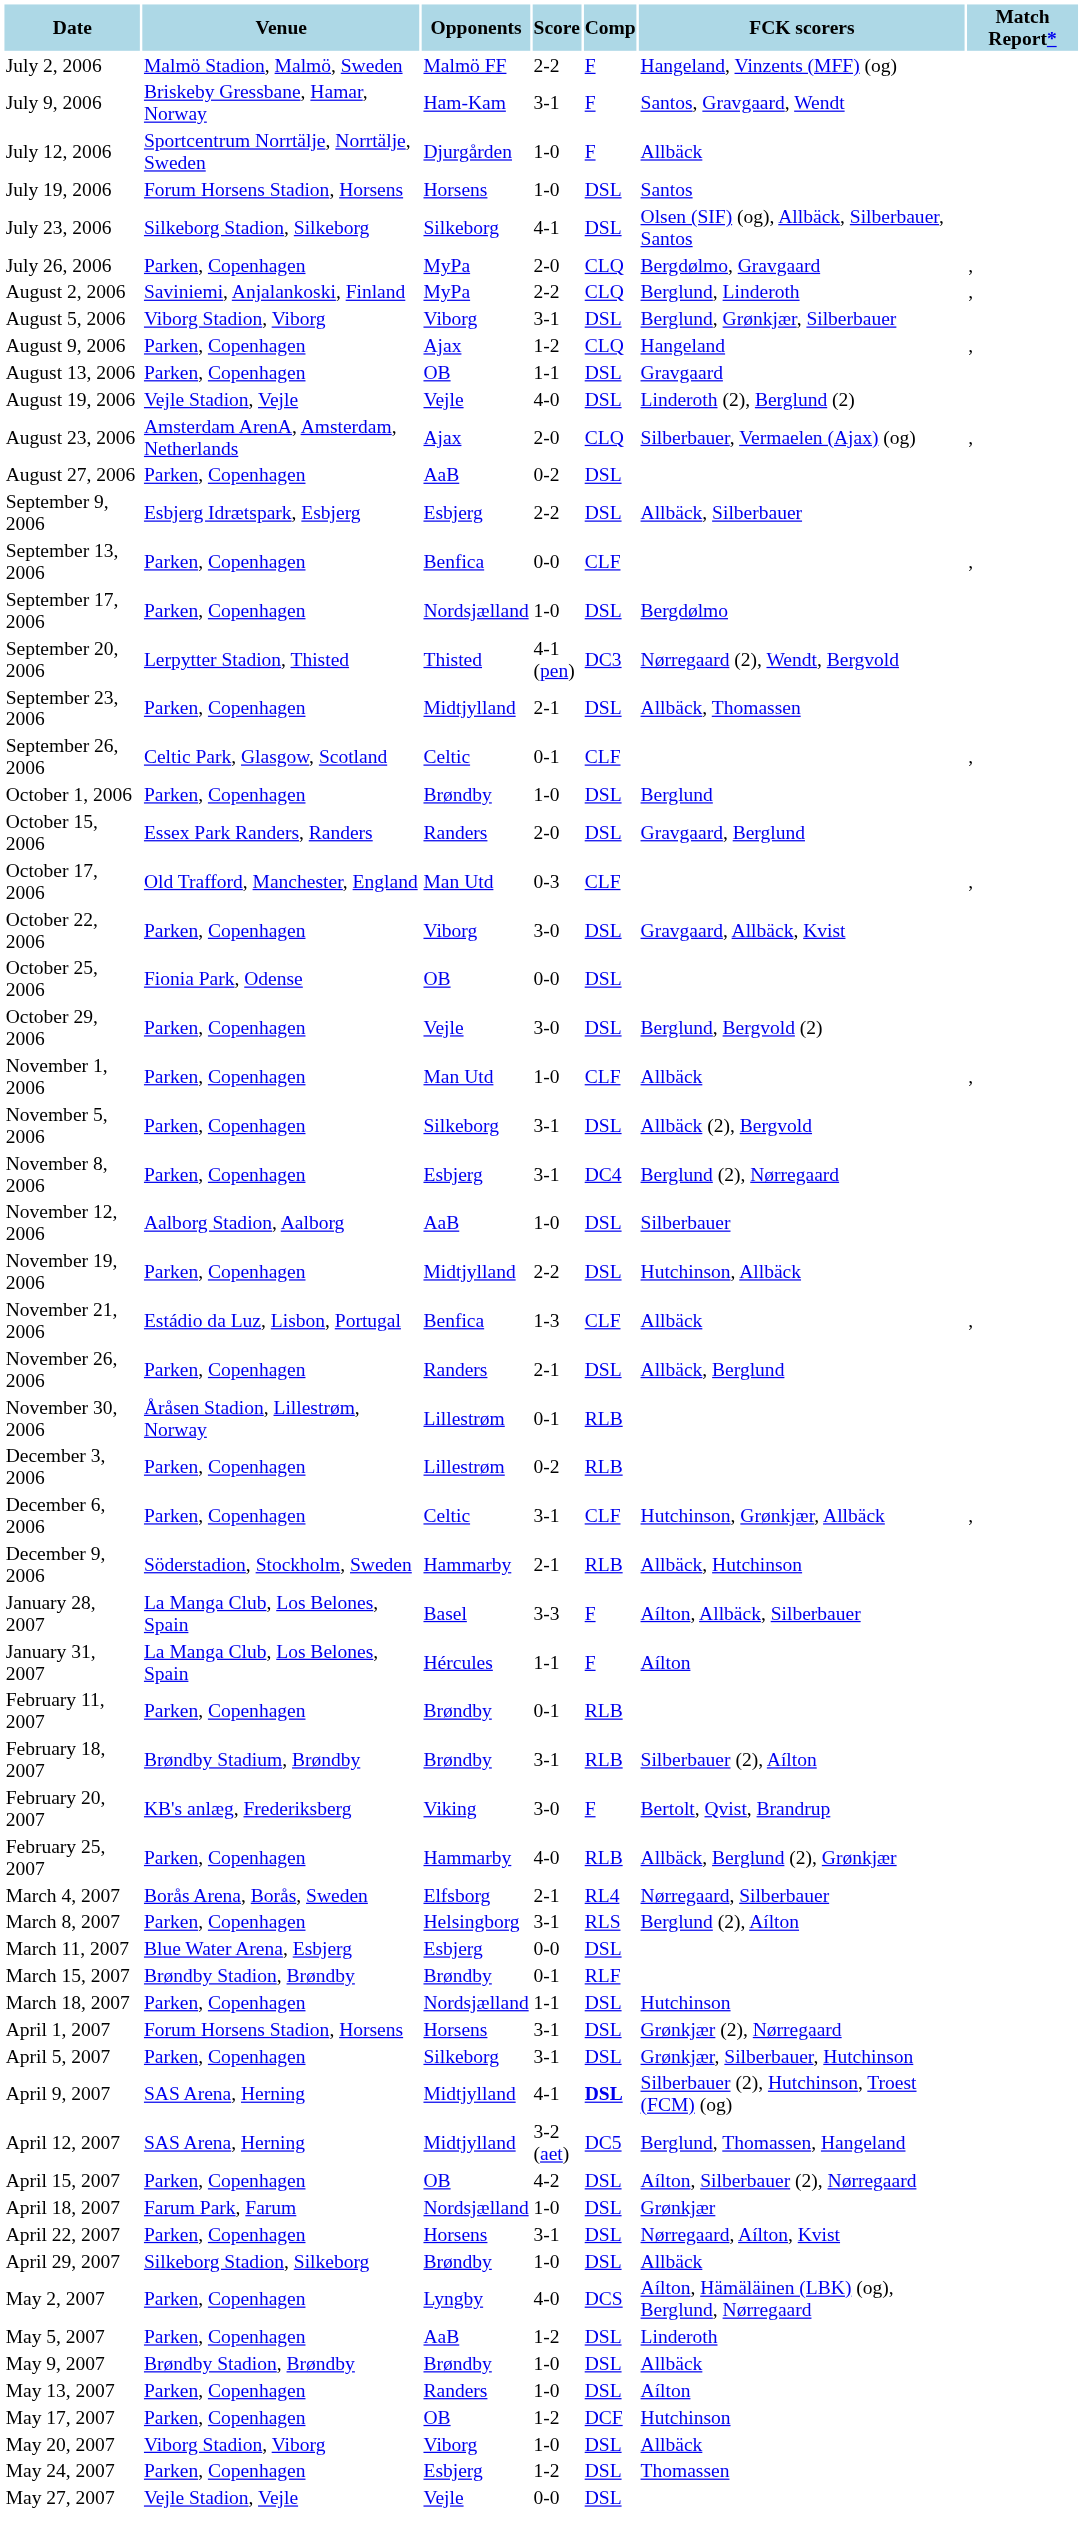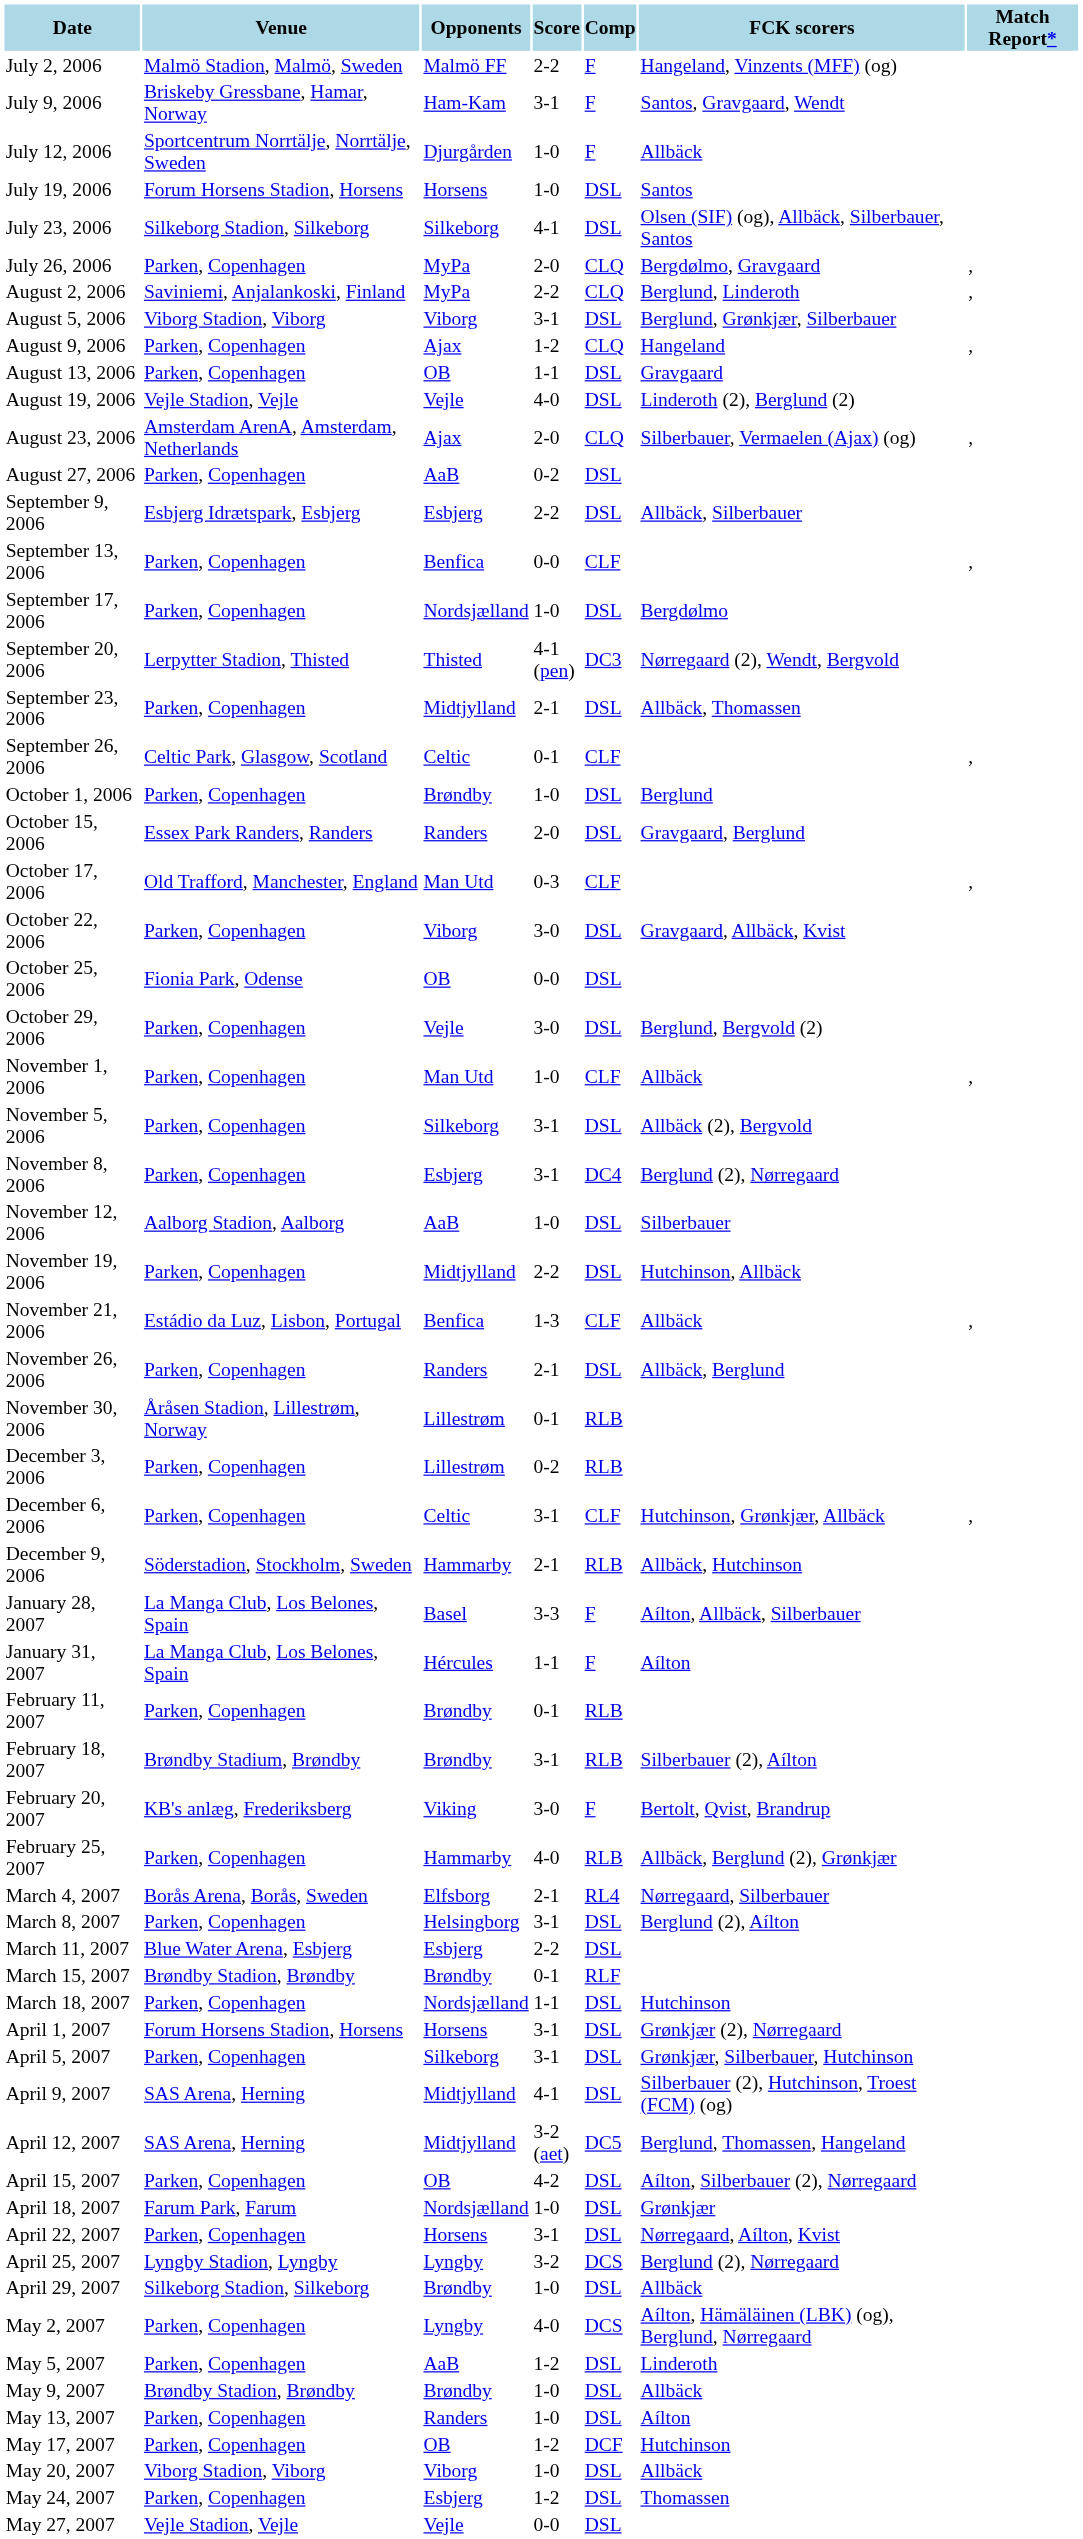(603, 1922) RLS -> (603, 1922) DSL
(547, 1949) 0-0 -> (547, 1949) 2-2
(604, 2094) bold -> (603, 2094) normal
+ row: (63, 2261)
